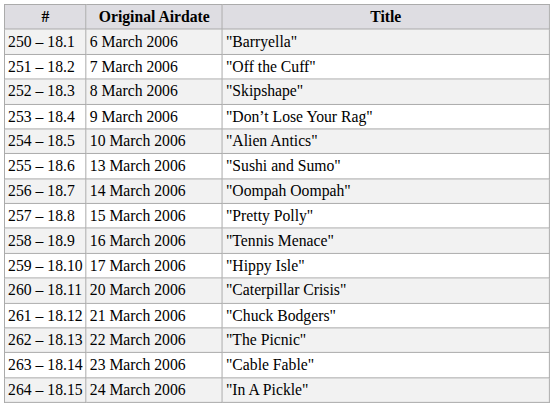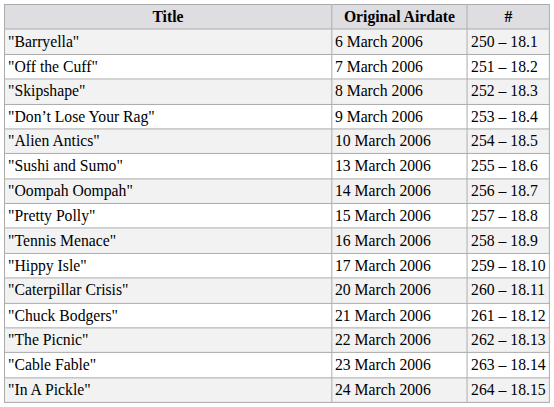columns swapped: (45, 16) <-> (386, 16)
